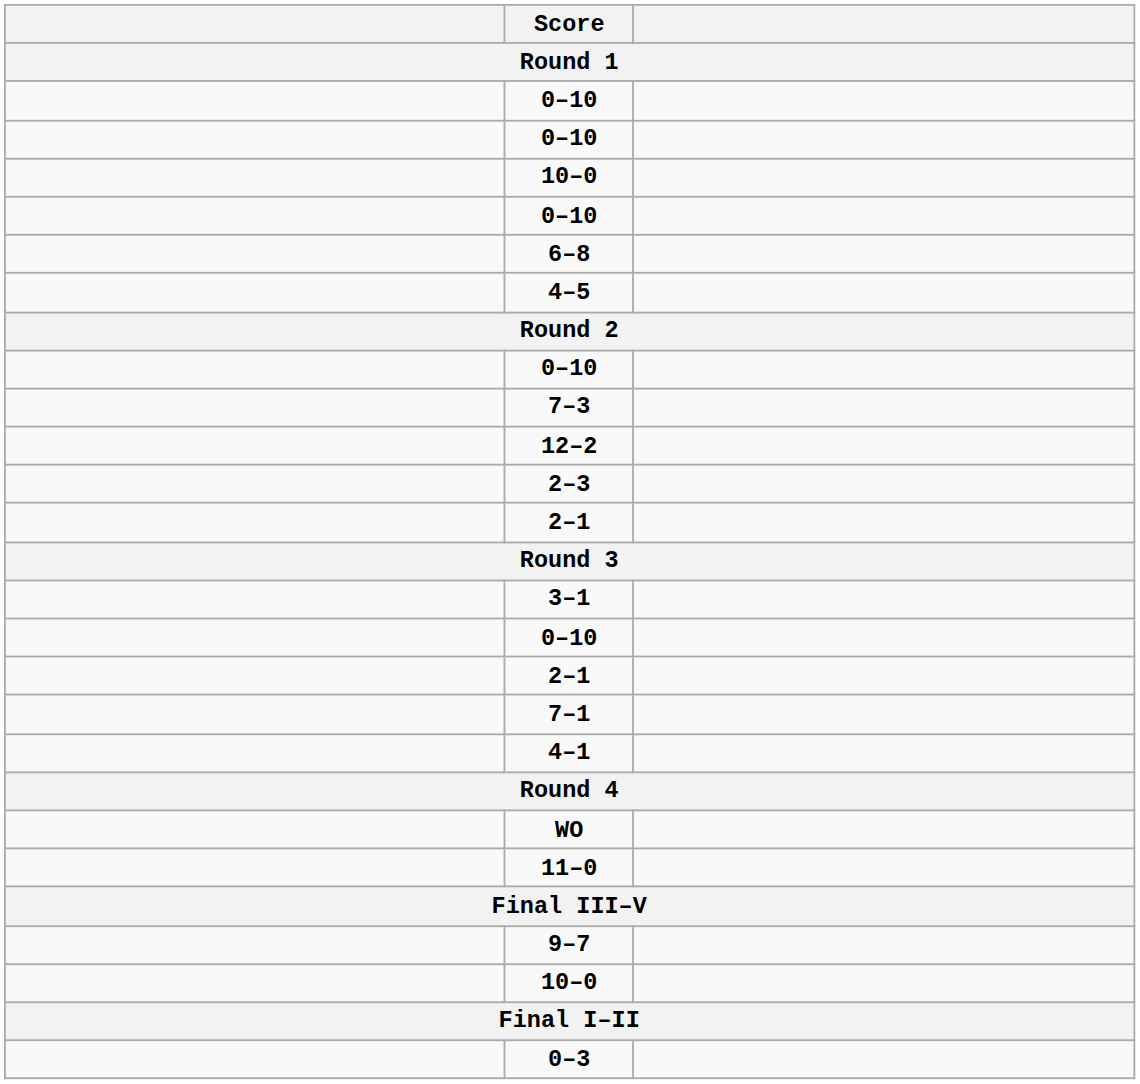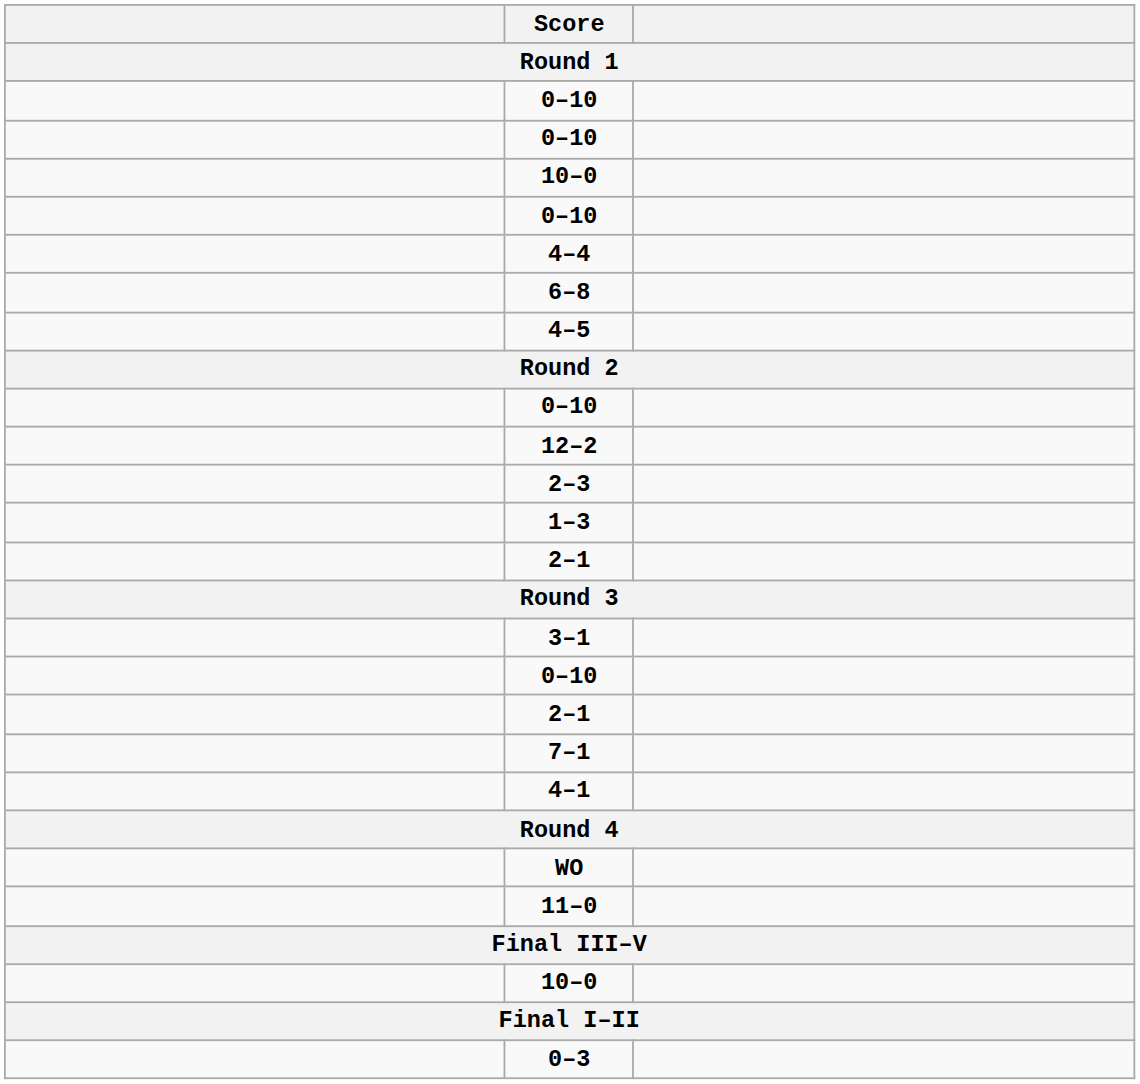+ row: (255, 254)
- row: (255, 408)
+ row: (255, 523)
- row: (255, 944)
